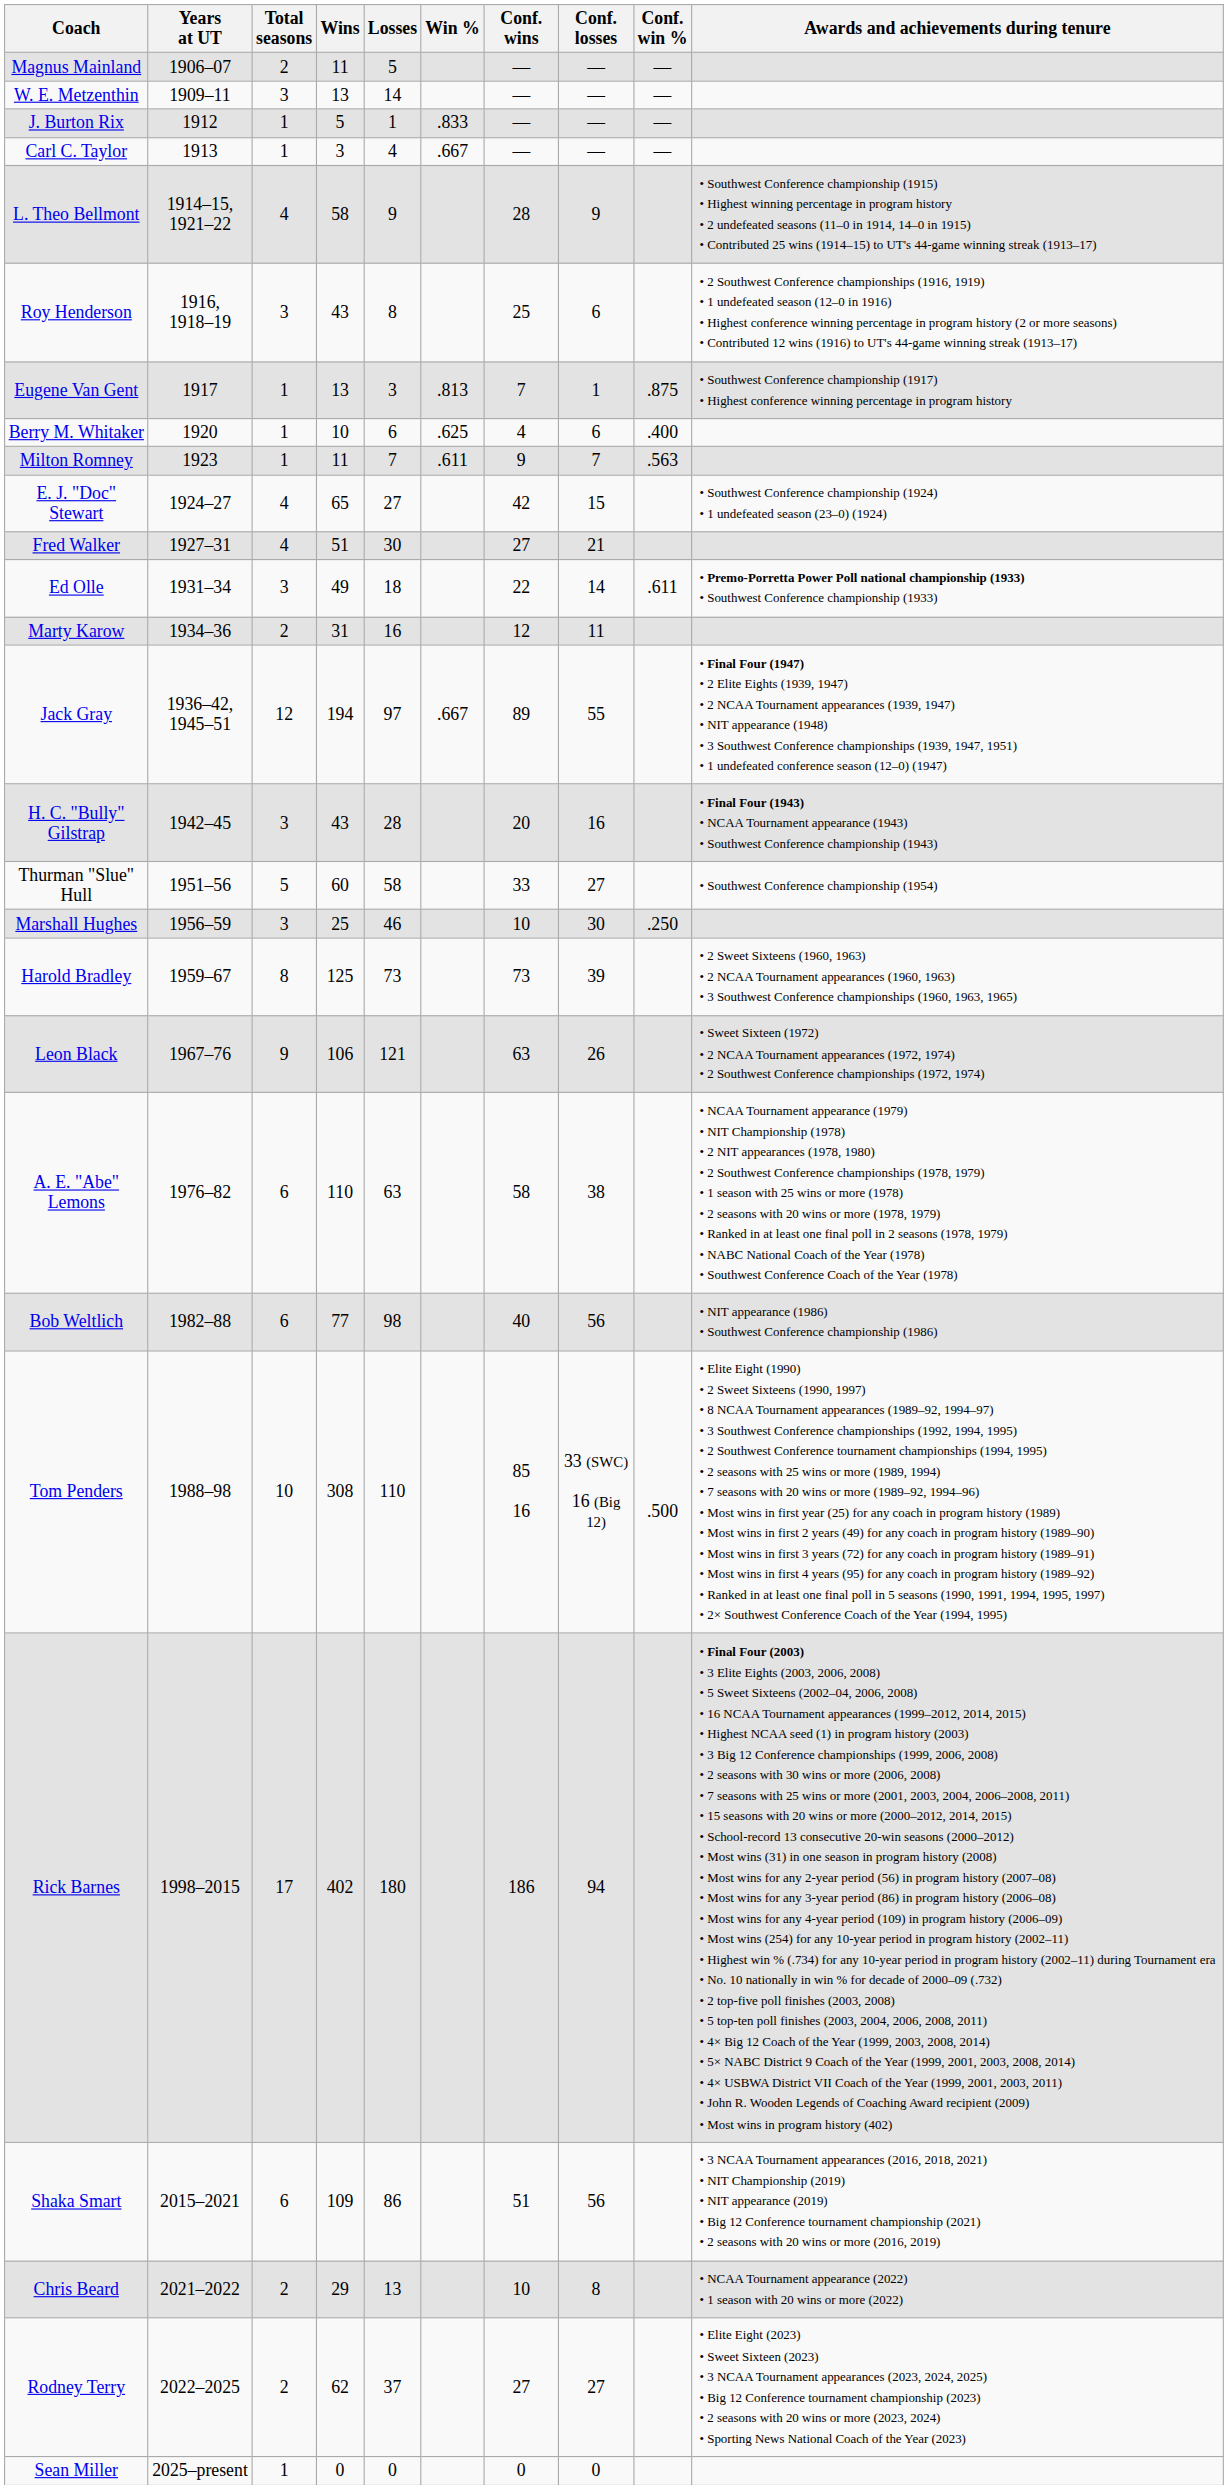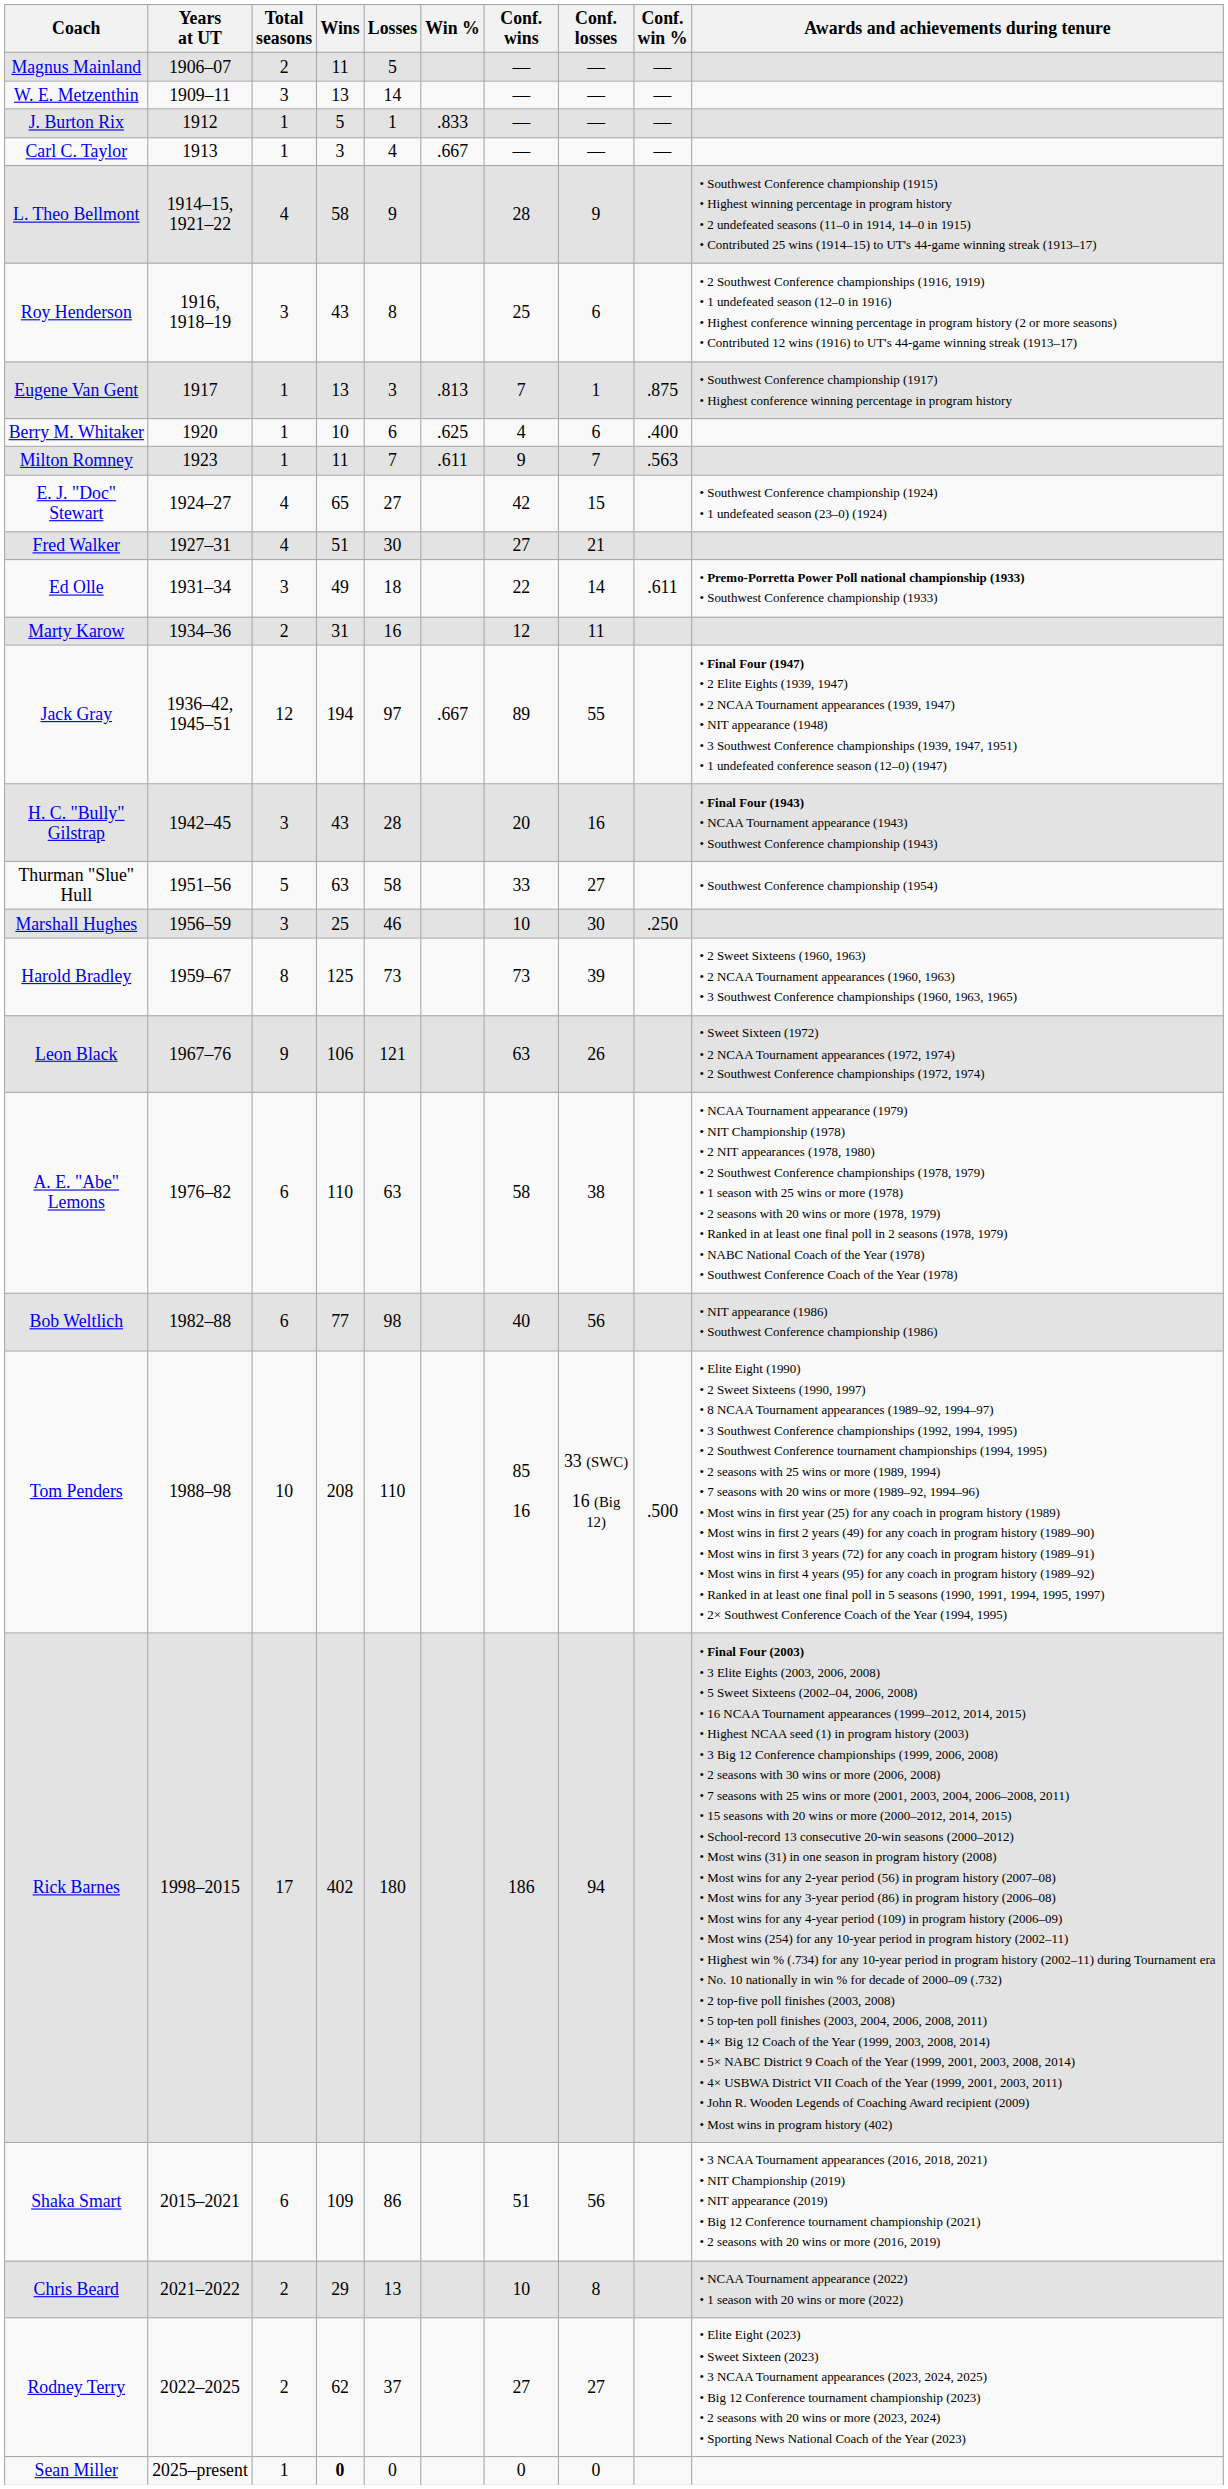(340, 885) 60 -> (340, 885) 63
(340, 1491) 308 -> (340, 1491) 208
(340, 2470) normal -> (340, 2470) bold
